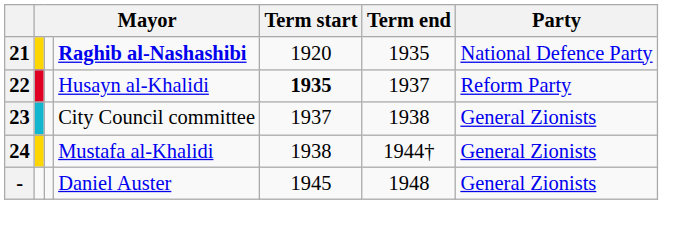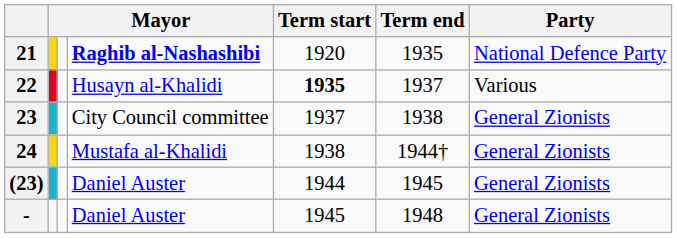(516, 85) Reform Party -> (505, 85) Various
+ row: (26, 183)
